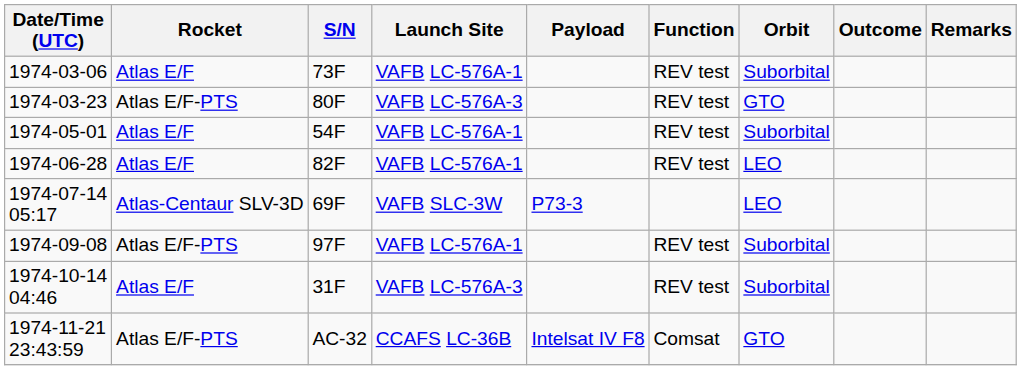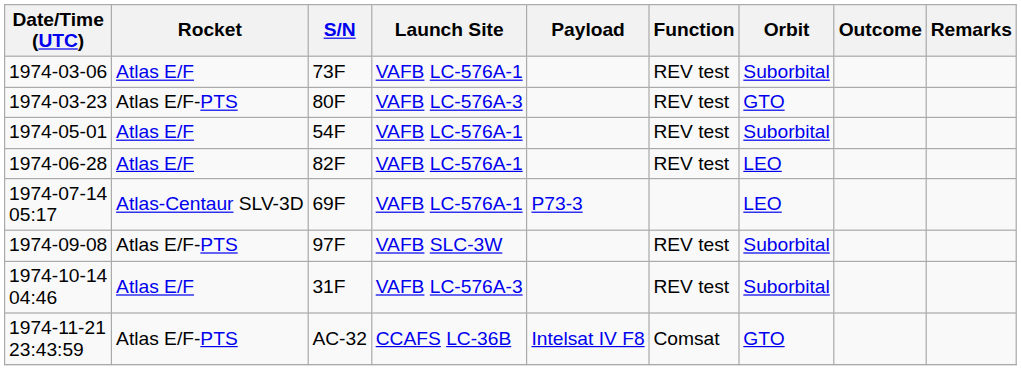(439, 204) VAFB SLC-3W -> (449, 204) VAFB LC-576A-1
(449, 245) VAFB LC-576A-1 -> (439, 245) VAFB SLC-3W
